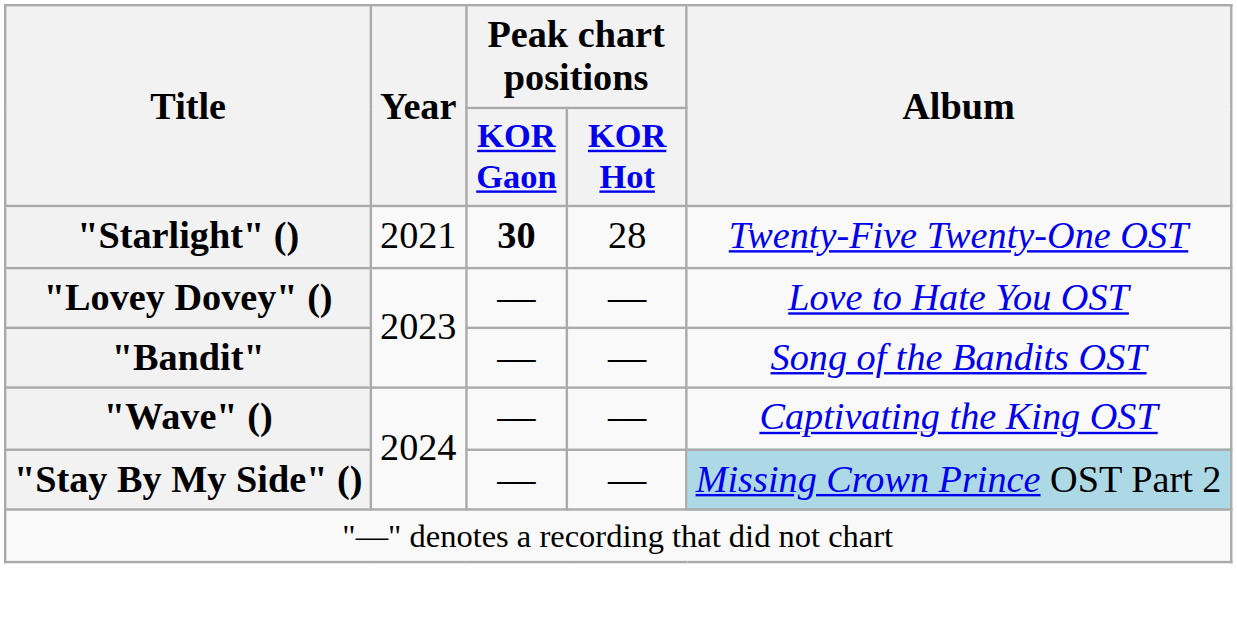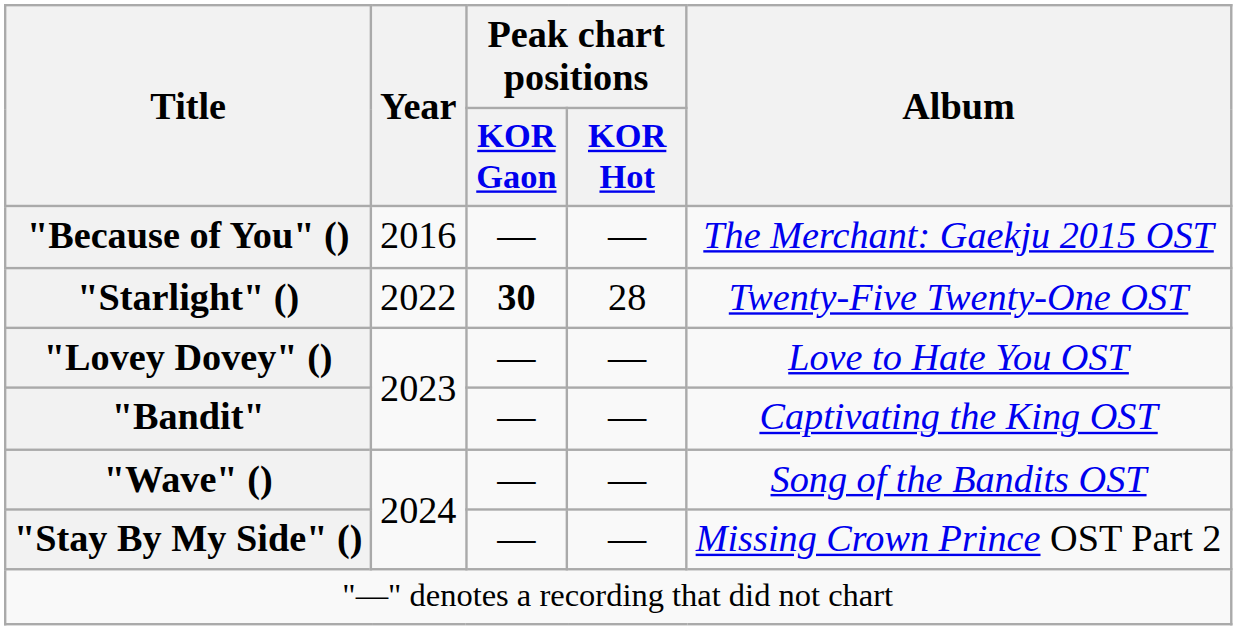+ row: (188, 235)
(418, 235) 2021 -> (418, 296) 2022
(959, 357) Song of the Bandits OST -> (959, 417) Captivating the King OST
(959, 417) Captivating the King OST -> (959, 478) Song of the Bandits OST
(959, 478) lightblue background -> (959, 539) no background
